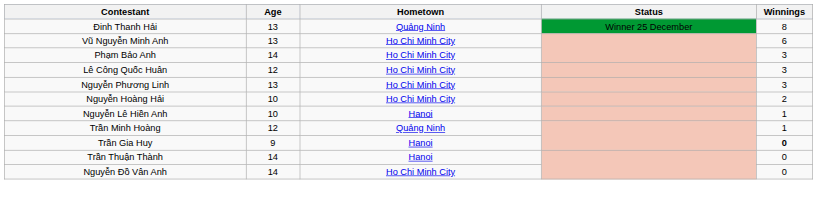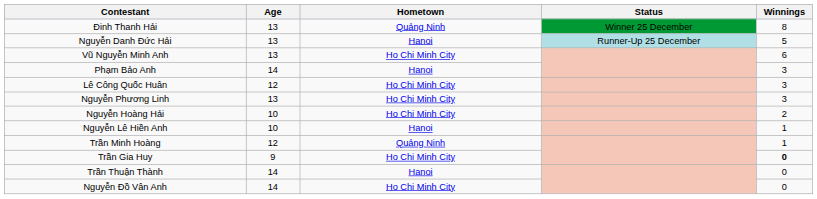+ row: (125, 41)
(421, 56) Ho Chi Minh City -> (421, 70) Hanoi
(421, 143) Hanoi -> (421, 158) Ho Chi Minh City
